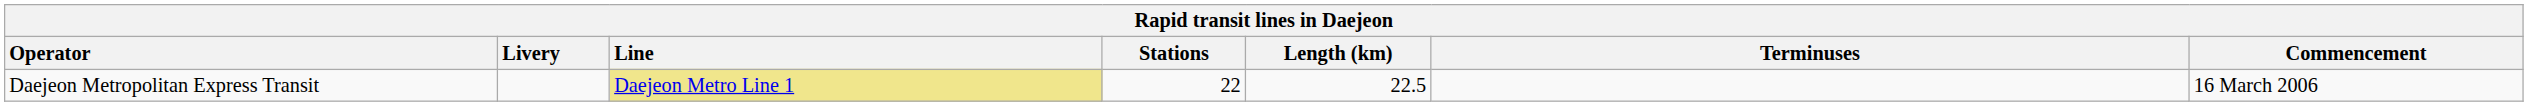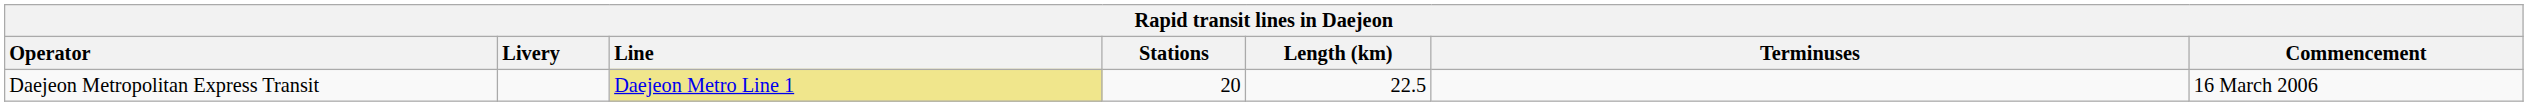(1231, 85) 22 -> (1231, 85) 20
